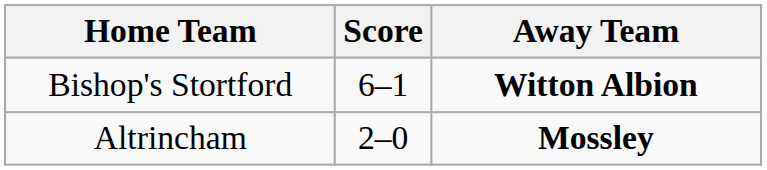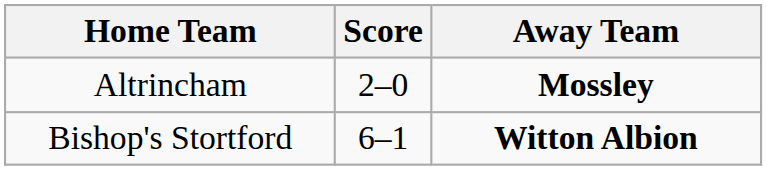rows swapped: (170, 137) <-> (170, 84)
